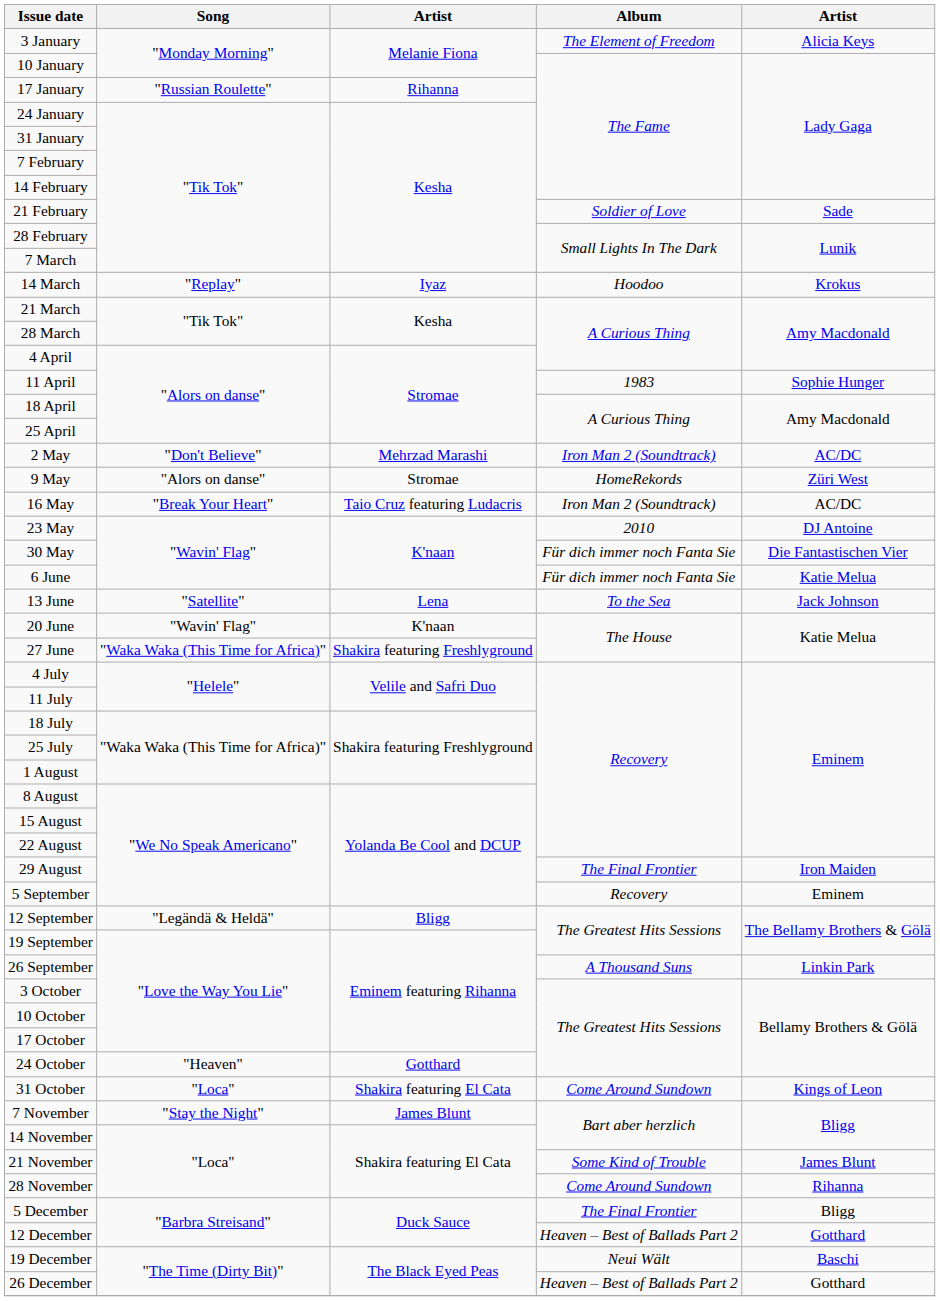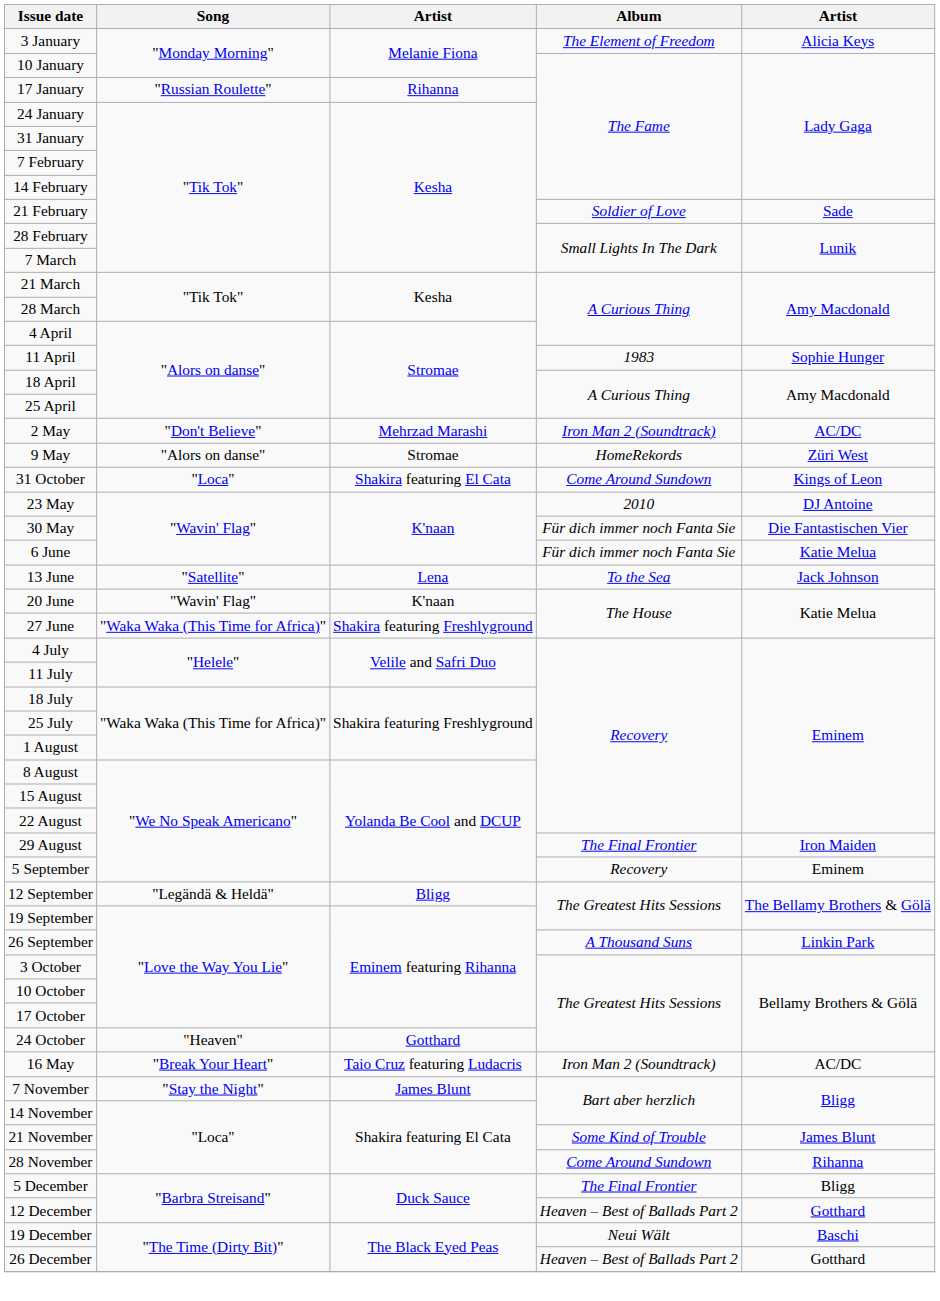- row: (50, 284)
rows swapped: (50, 503) <-> (50, 1088)
